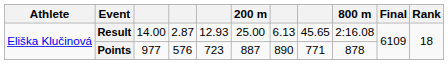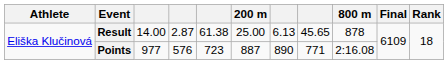(214, 32) 12.93 -> (214, 32) 61.38
(355, 32) 2:16.08 -> (355, 32) 878
(355, 51) 878 -> (355, 51) 2:16.08
